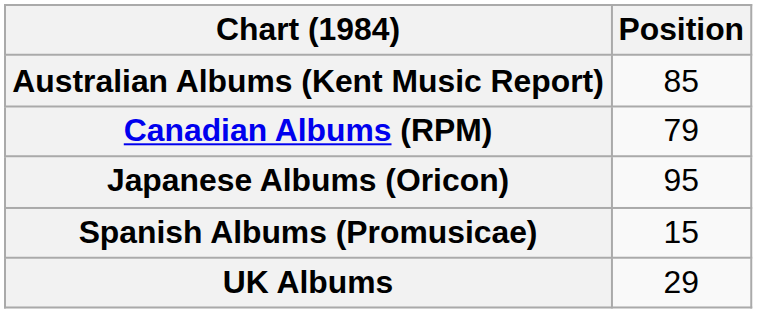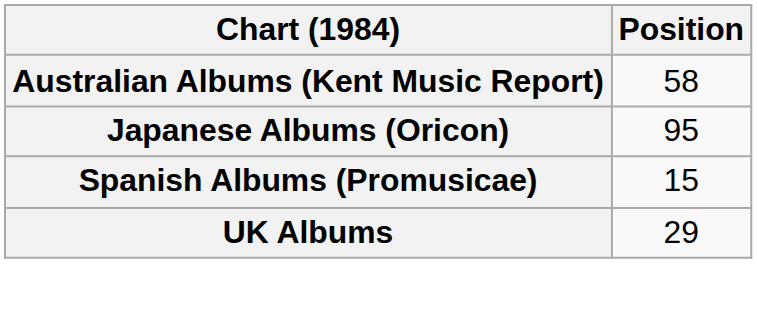(681, 80) 85 -> (681, 80) 58
- row: (308, 130)
